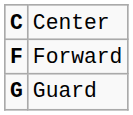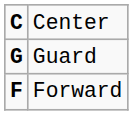rows swapped: (78, 57) <-> (65, 92)
